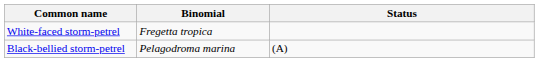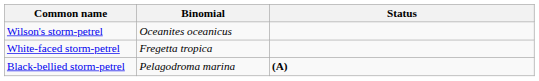+ row: (55, 31)
(280, 48) normal -> (280, 66) bold
